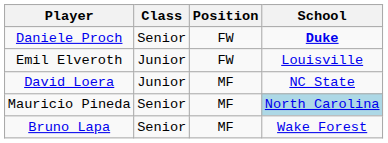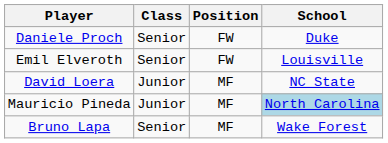(322, 38) bold -> (322, 38) normal
(162, 60) Junior -> (162, 60) Senior
(162, 105) Senior -> (162, 105) Junior
